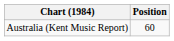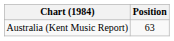(150, 28) 60 -> (150, 28) 63
